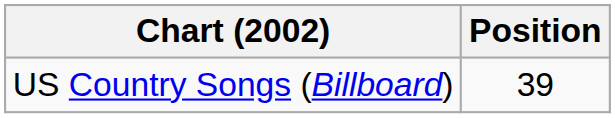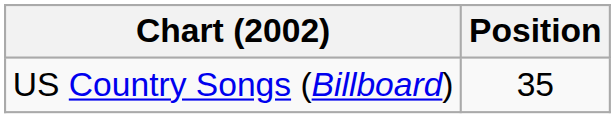(535, 84) 39 -> (535, 84) 35
